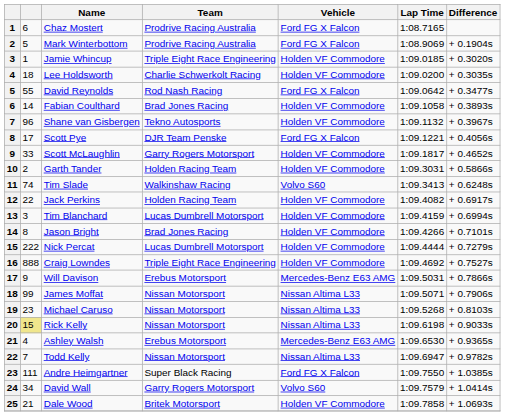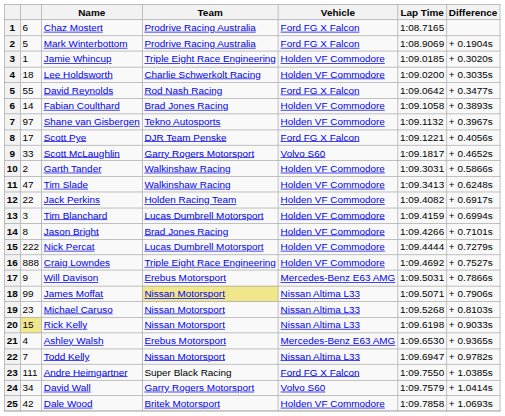(28, 121) 96 -> (28, 121) 97
(333, 153) Holden VF Commodore -> (303, 153) Volvo S60
(190, 168) Holden Racing Team -> (188, 168) Walkinshaw Racing
(28, 184) 74 -> (28, 184) 47
(303, 184) Volvo S60 -> (333, 184) Holden VF Commodore
(185, 293) no background -> (185, 293) khaki background
(28, 403) 21 -> (28, 403) 42
